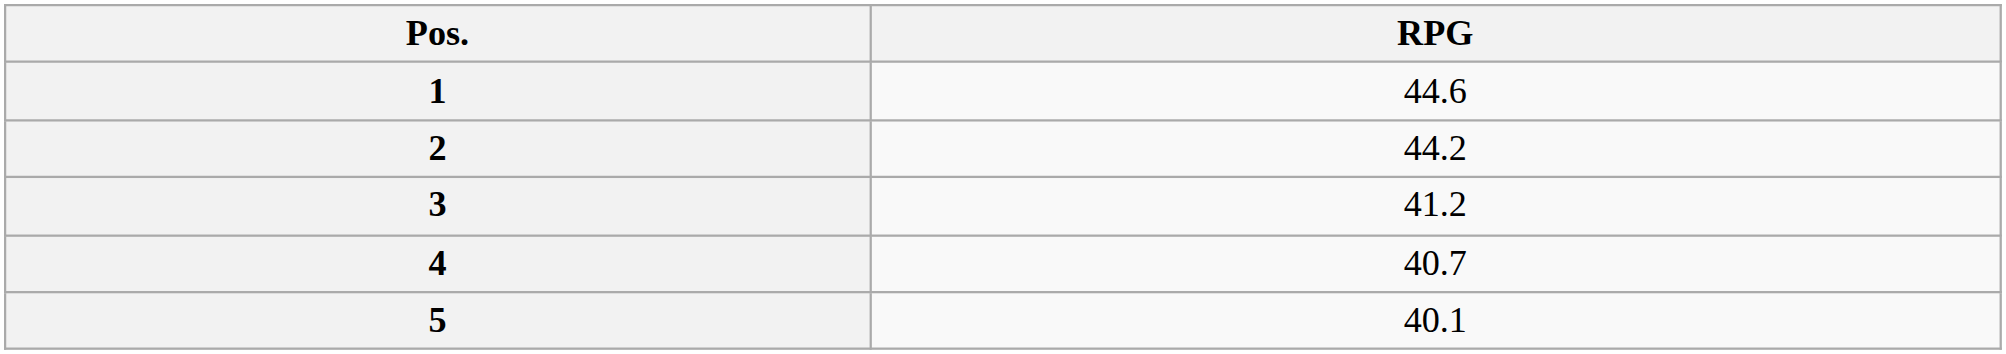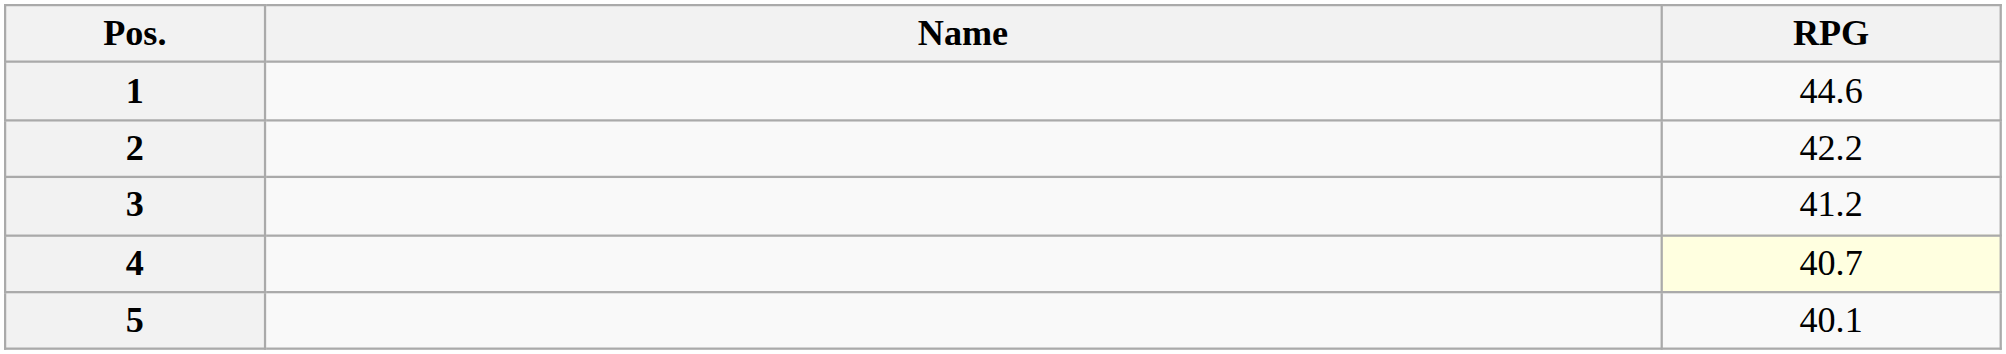+ column: (963, 33)
(1435, 147) 44.2 -> (1831, 147) 42.2
(1435, 262) no background -> (1831, 262) lightyellow background
